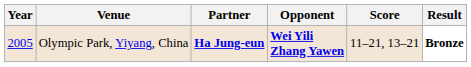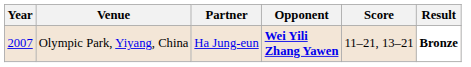(20, 43) 2005 -> (20, 43) 2007
(229, 43) bold -> (227, 43) normal
